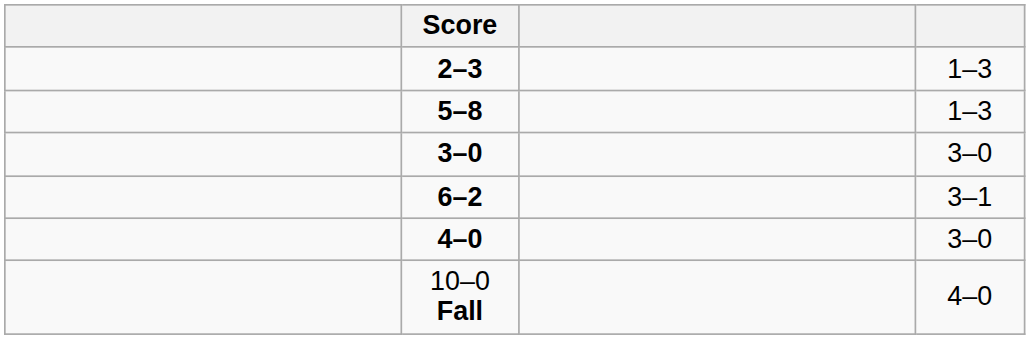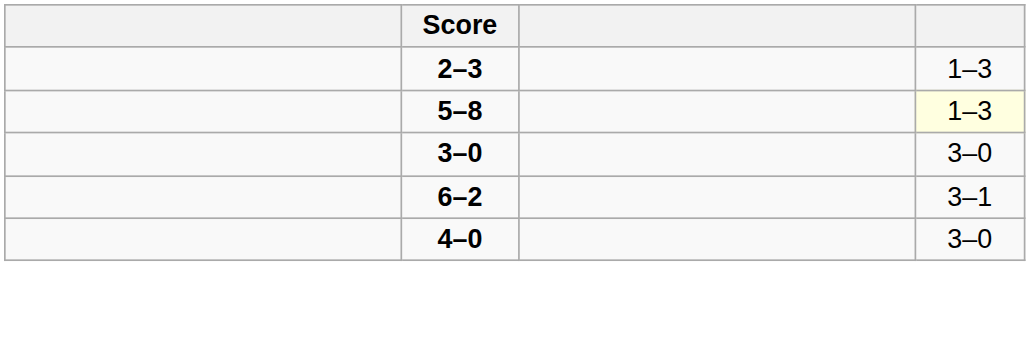(970, 111) no background -> (970, 111) lightyellow background
- row: (460, 296)
